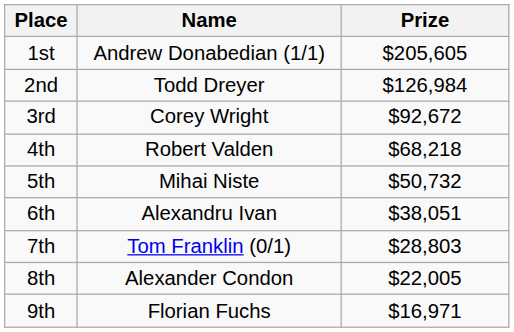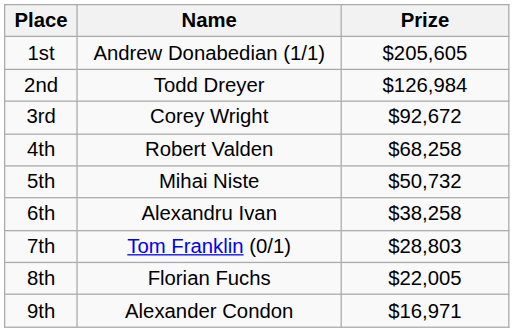(425, 149) $68,218 -> (425, 149) $68,258
(425, 213) $38,051 -> (425, 213) $38,258
(209, 278) Alexander Condon -> (209, 278) Florian Fuchs
(209, 310) Florian Fuchs -> (209, 310) Alexander Condon
